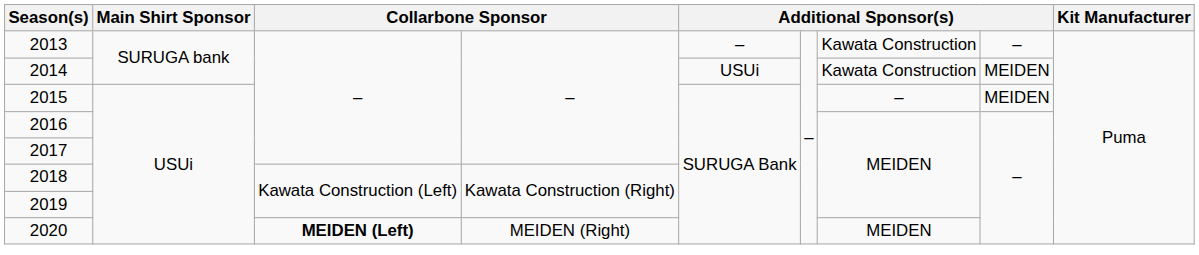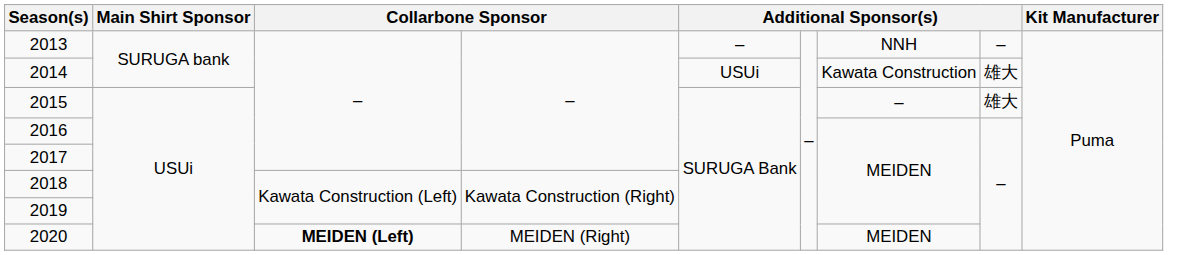(899, 44) Kawata Construction -> (899, 44) NNH
(1017, 71) MEIDEN -> (1001, 72) 雄大
(1017, 97) MEIDEN -> (1001, 101) 雄大
